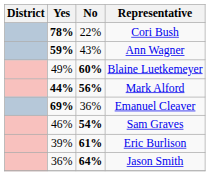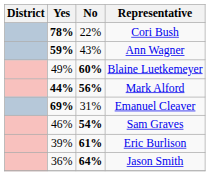(90, 106) 36% -> (90, 106) 31%
